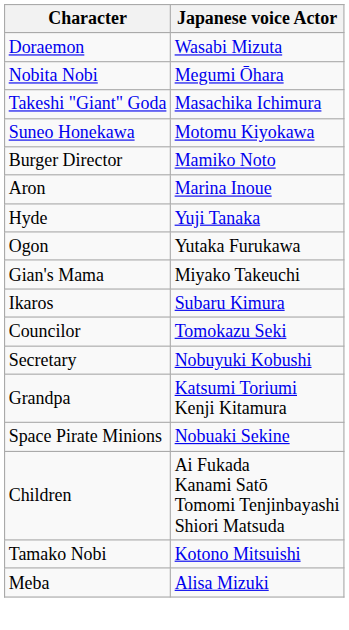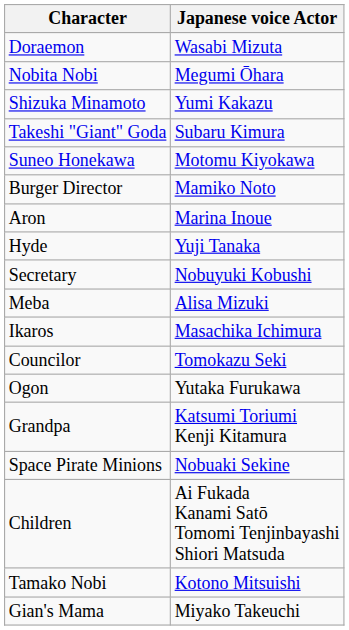+ row: (77, 103)
(248, 103) Masachika Ichimura -> (230, 132) Subaru Kimura
rows swapped: (29, 246) <-> (43, 359)
rows swapped: (29, 582) <-> (56, 274)
(230, 302) Subaru Kimura -> (248, 331) Masachika Ichimura
